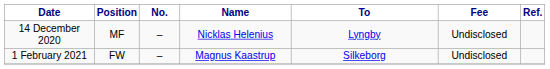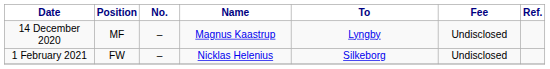(235, 35) Nicklas Helenius -> (235, 35) Magnus Kaastrup
(235, 56) Magnus Kaastrup -> (235, 56) Nicklas Helenius
